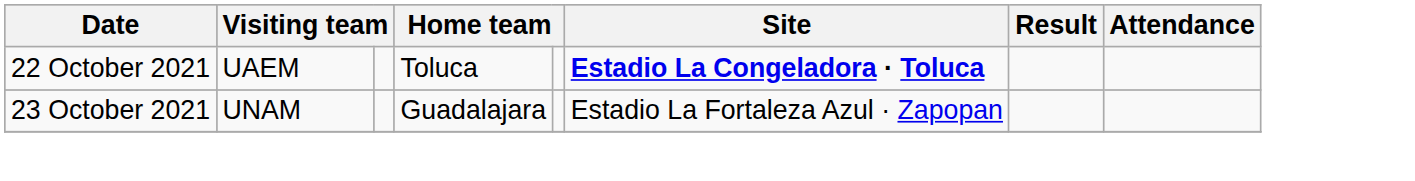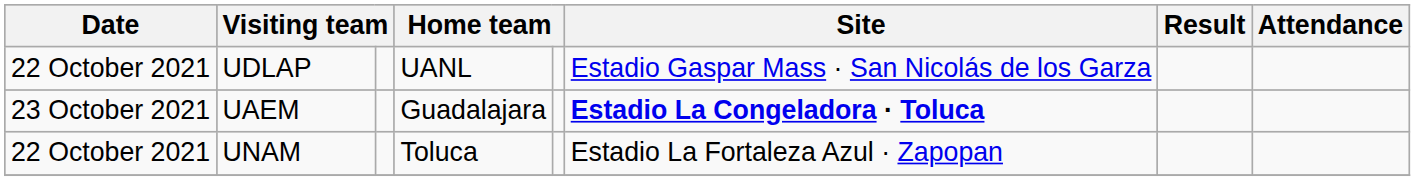+ row: (267, 68)
(111, 68) 22 October 2021 -> (111, 110) 23 October 2021
(439, 68) Toluca -> (473, 110) Guadalajara
(111, 110) 23 October 2021 -> (111, 152) 22 October 2021
(473, 110) Guadalajara -> (439, 152) Toluca
